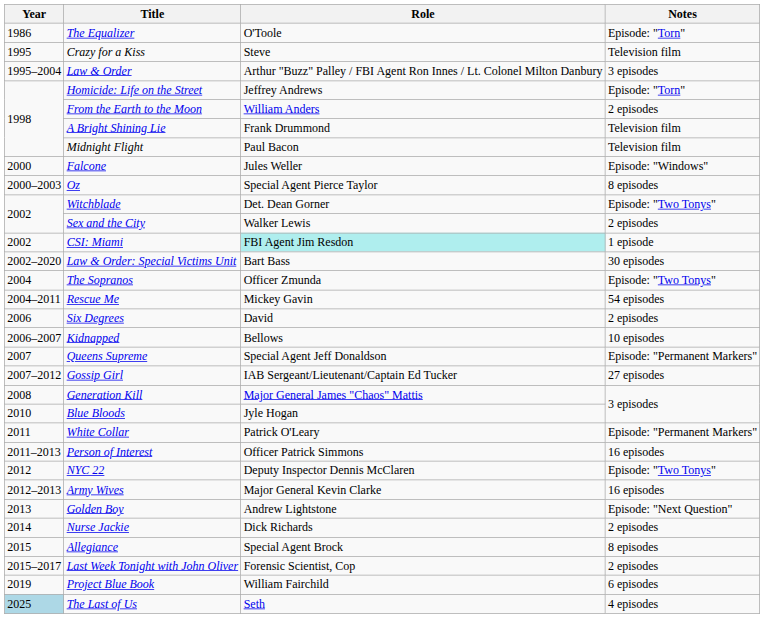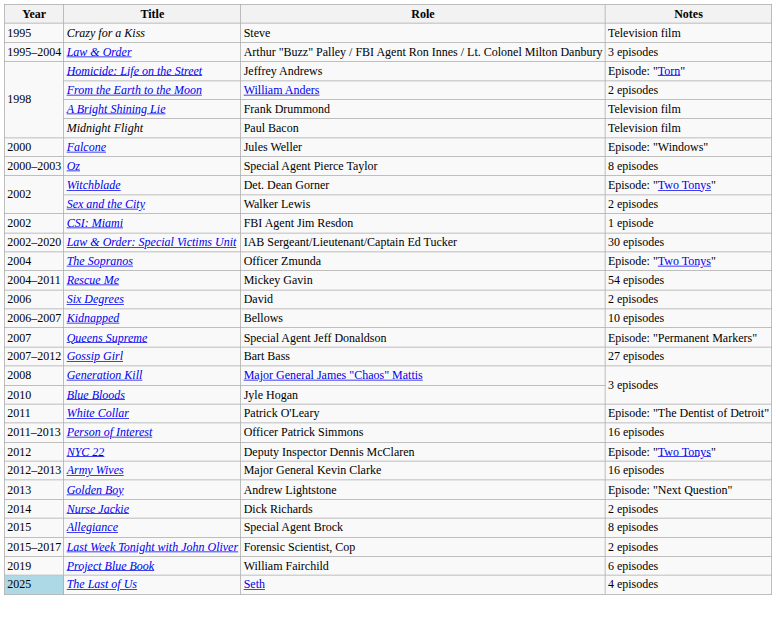- row: (101, 33)
(298, 242) paleturquoise background -> (298, 223) no background
(267, 261) Bart Bass -> (350, 242) IAB Sergeant/Lieutenant/Captain Ed Tucker
(350, 375) IAB Sergeant/Lieutenant/Captain Ed Tucker -> (267, 356) Bart Bass
(682, 432) Episode: "Permanent Markers" -> (688, 413) Episode: "The Dentist of Detroit"
